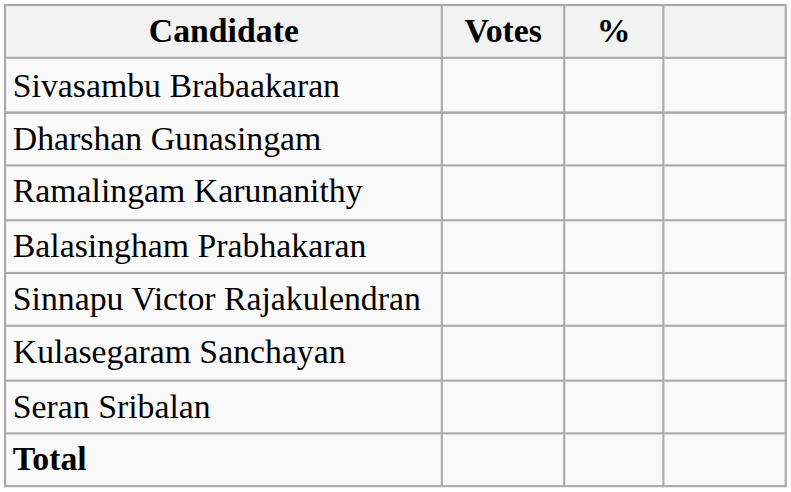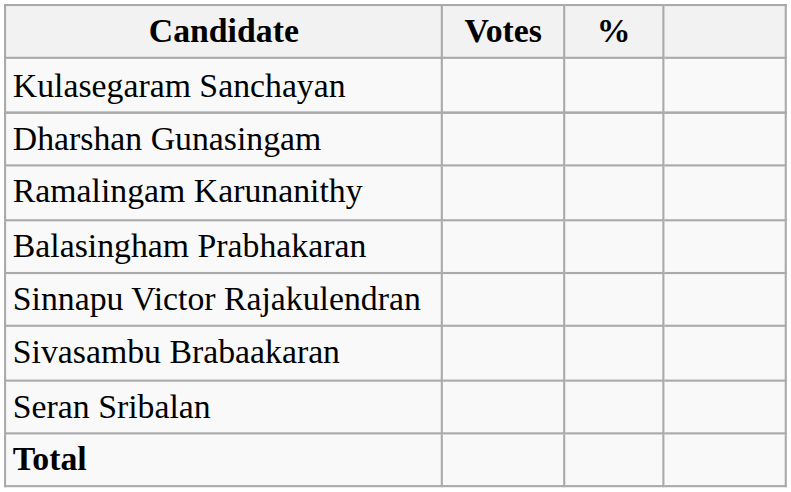rows swapped: (176, 84) <-> (179, 352)
